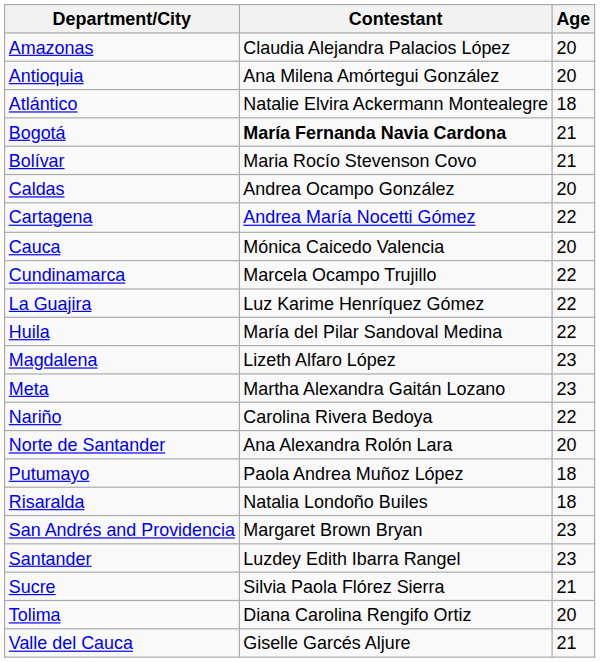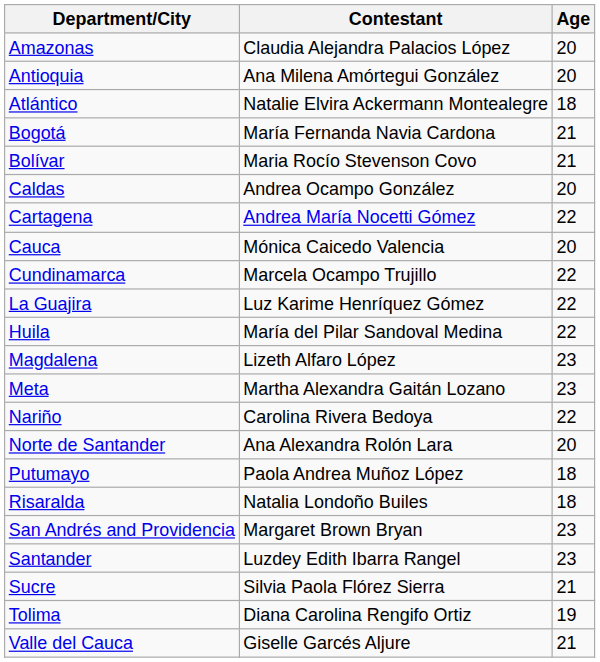(375, 133) bold -> (369, 133) normal
(566, 615) 20 -> (566, 615) 19
